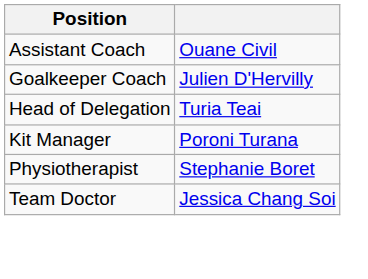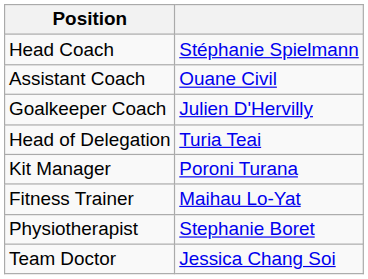+ row: (61, 49)
+ row: (71, 199)
